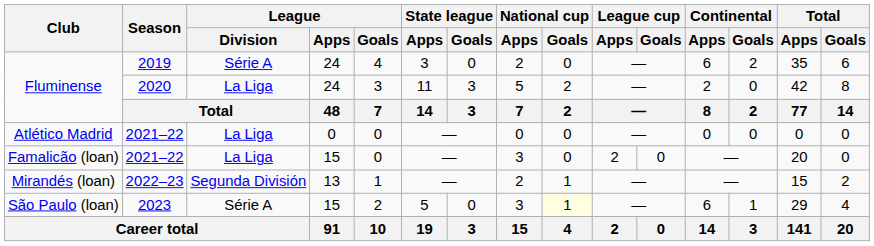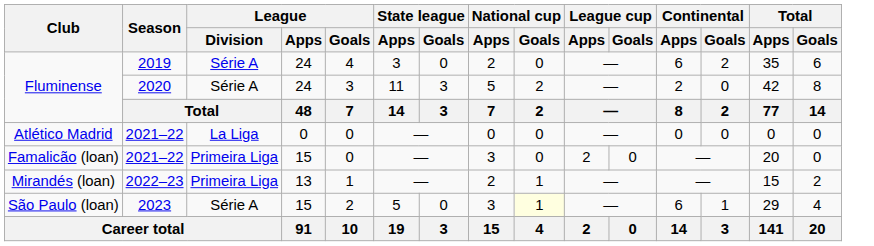(248, 87) La Liga -> (234, 87) Série A
(248, 157) La Liga -> (234, 157) Primeira Liga
(248, 181) Segunda División -> (234, 181) Primeira Liga
